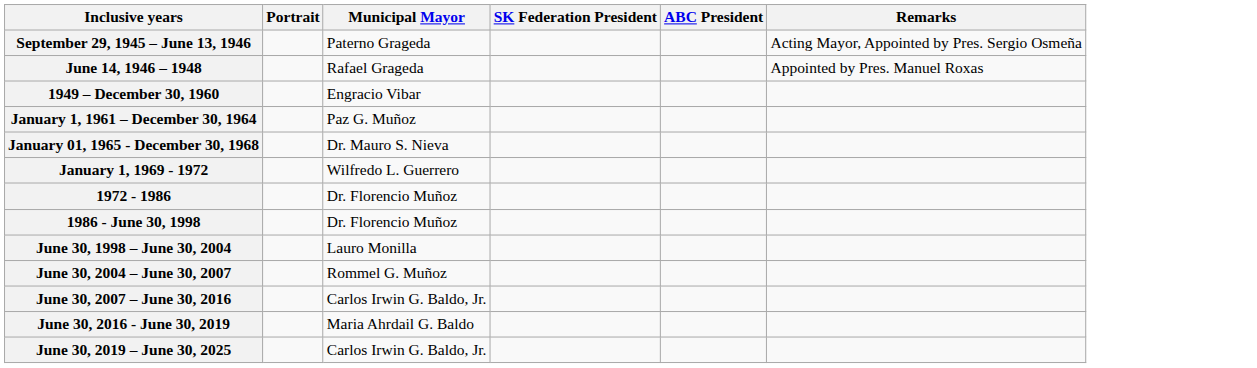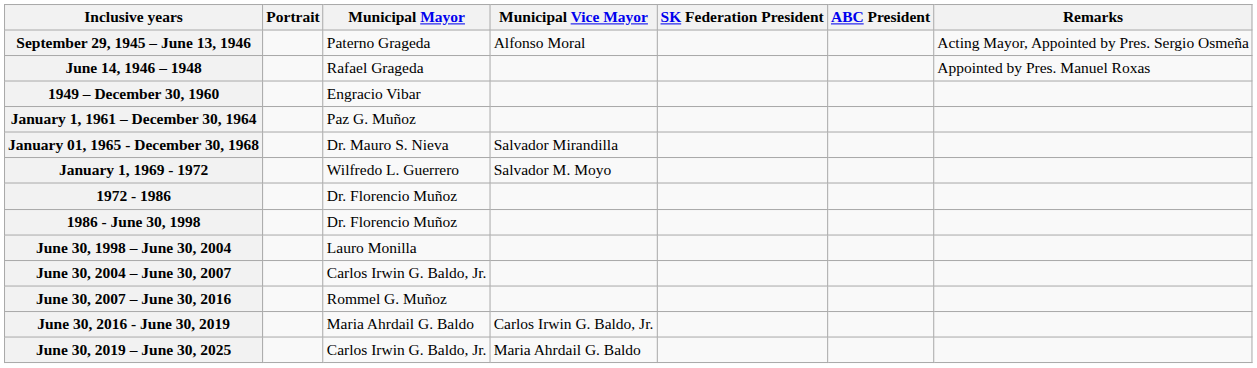+ column: (573, 17)
(387, 273) Rommel G. Muñoz -> (407, 273) Carlos Irwin G. Baldo, Jr.
(407, 298) Carlos Irwin G. Baldo, Jr. -> (387, 298) Rommel G. Muñoz
